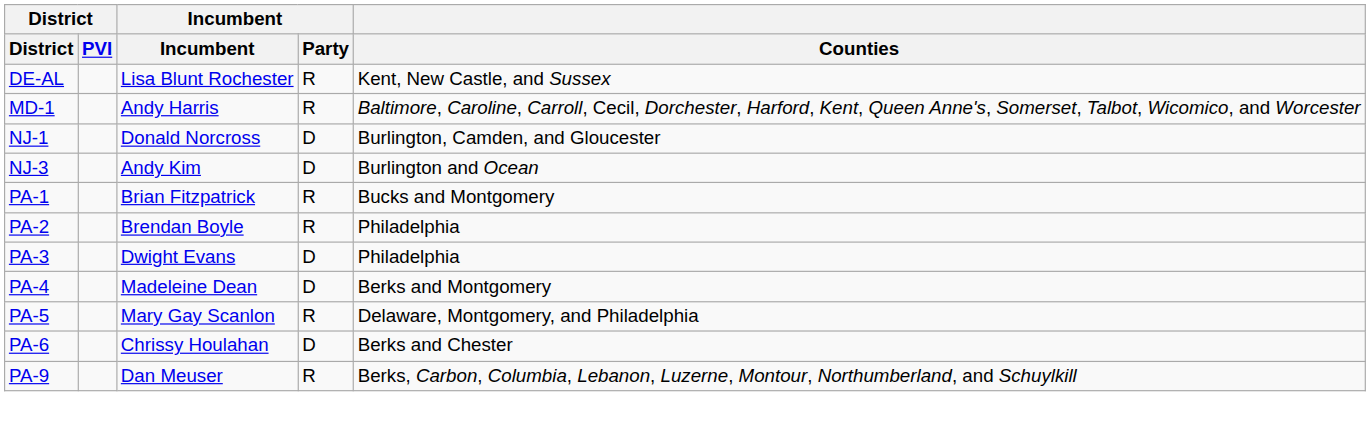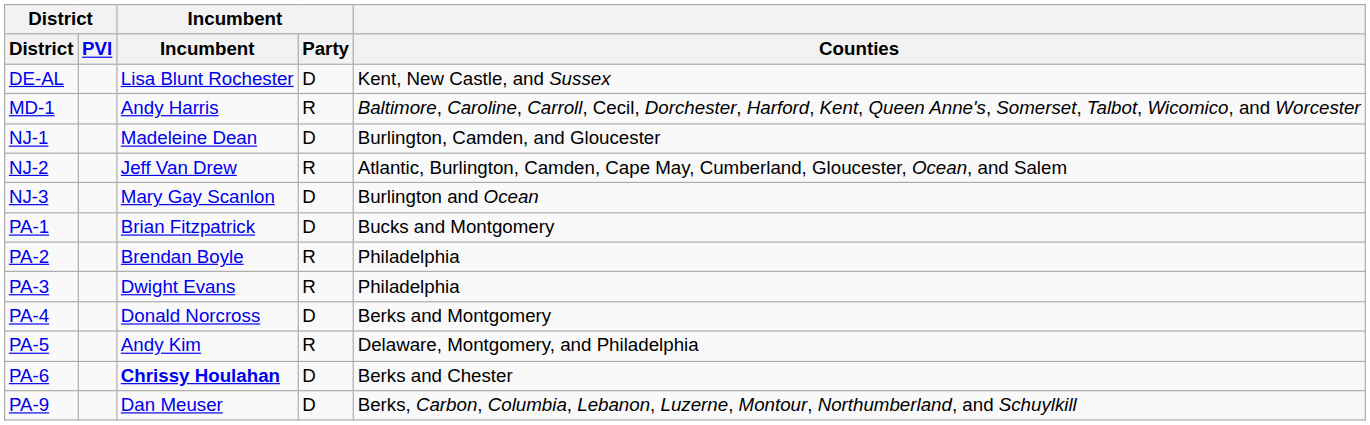(309, 78) R -> (309, 78) D
(191, 138) Donald Norcross -> (189, 138) Madeleine Dean
+ row: (29, 167)
(161, 167) Andy Kim -> (198, 197) Mary Gay Scanlon
(309, 197) R -> (309, 227) D
(309, 256) D -> (309, 286) R
(189, 286) Madeleine Dean -> (191, 316) Donald Norcross
(198, 316) Mary Gay Scanlon -> (161, 345) Andy Kim
(195, 345) normal -> (200, 375) bold
(309, 375) R -> (309, 405) D
